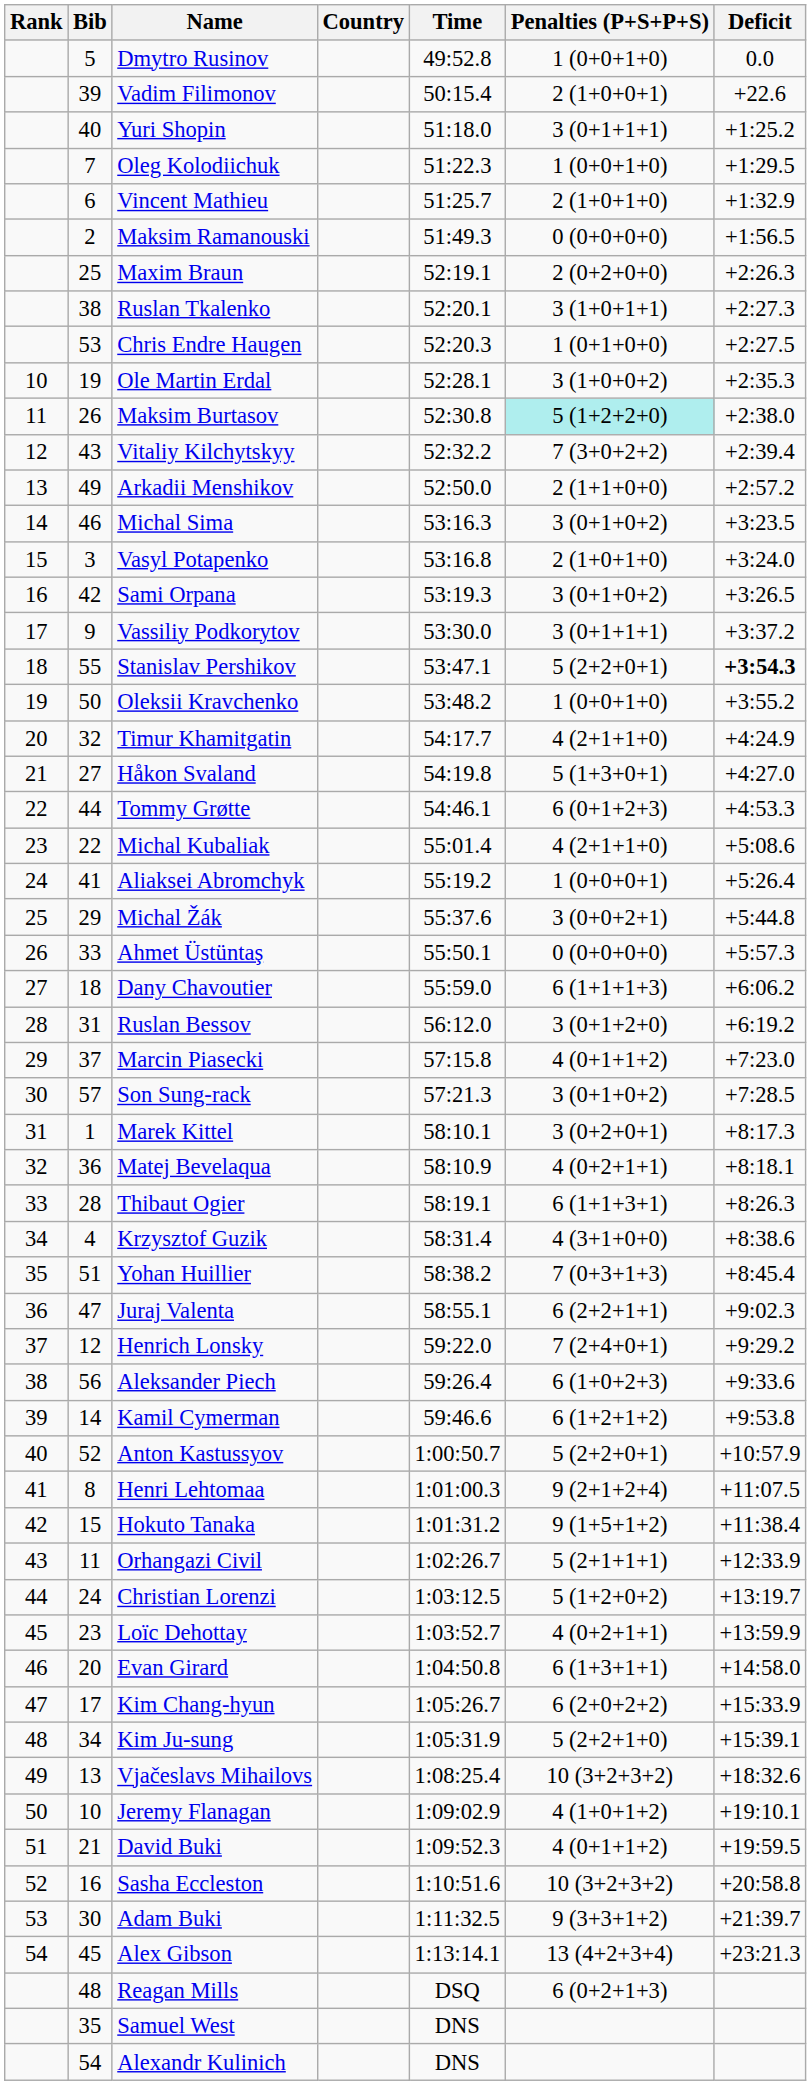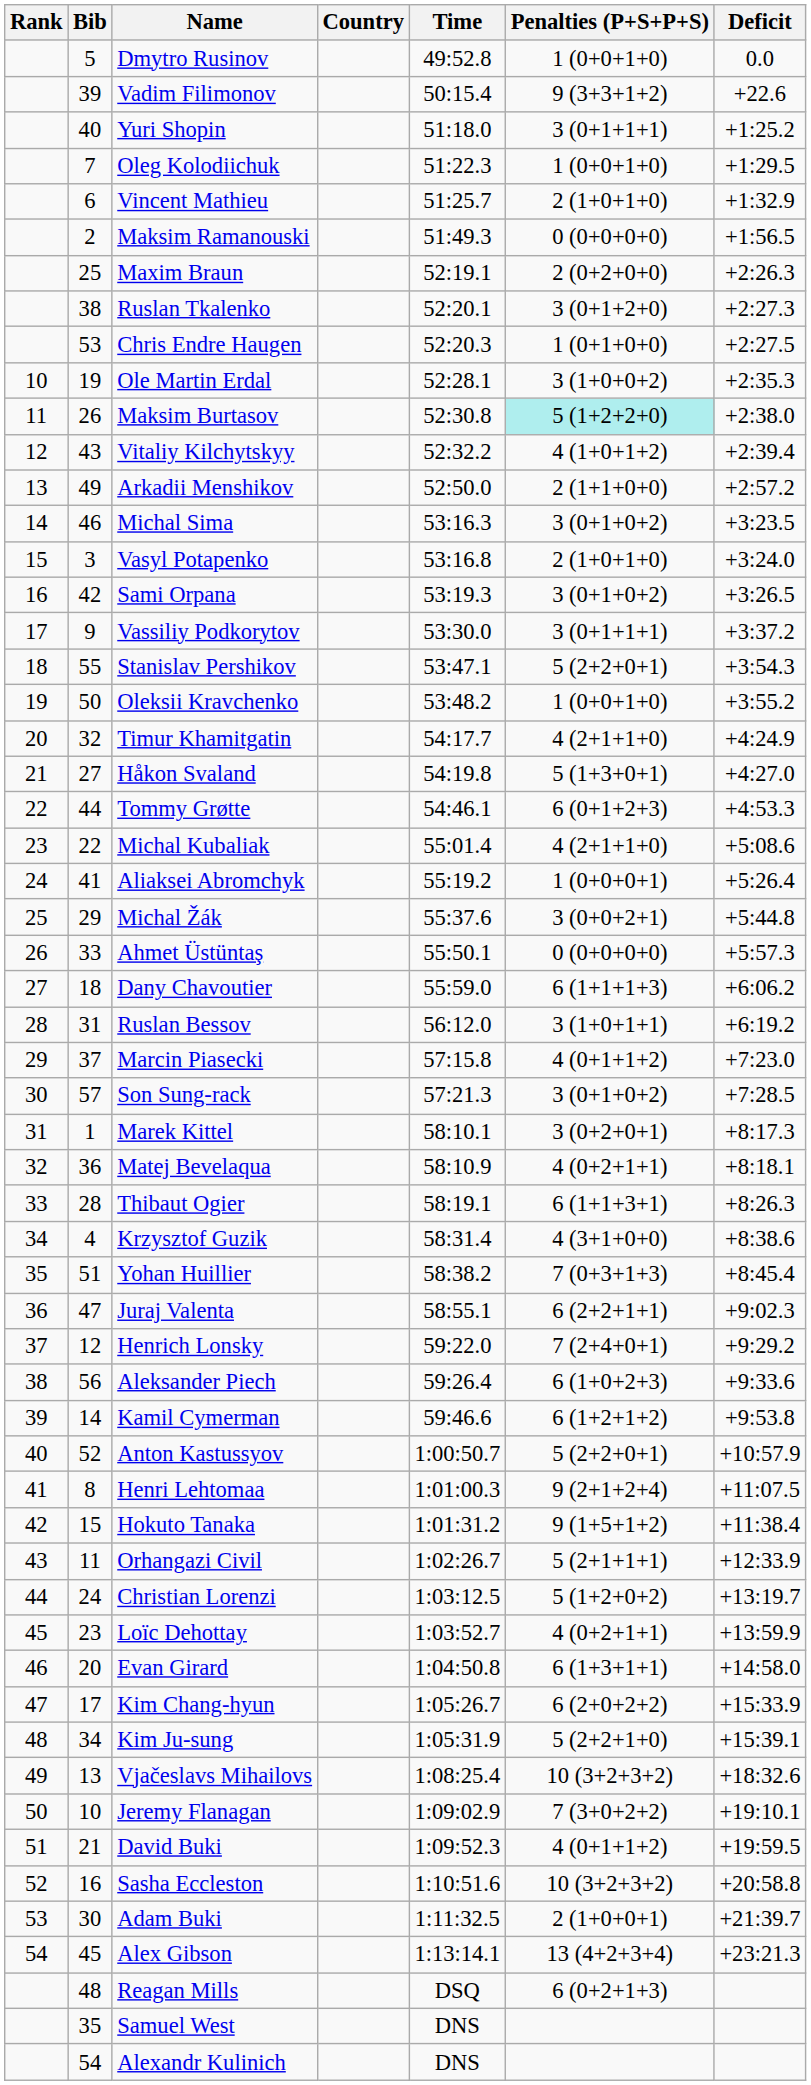(610, 93) 2 (1+0+0+1) -> (610, 93) 9 (3+3+1+2)
(610, 308) 3 (1+0+1+1) -> (610, 308) 3 (0+1+2+0)
(610, 451) 7 (3+0+2+2) -> (610, 451) 4 (1+0+1+2)
(760, 666) bold -> (760, 666) normal
(610, 1024) 3 (0+1+2+0) -> (610, 1024) 3 (1+0+1+1)
(610, 1811) 4 (1+0+1+2) -> (610, 1811) 7 (3+0+2+2)
(610, 1918) 9 (3+3+1+2) -> (610, 1918) 2 (1+0+0+1)
